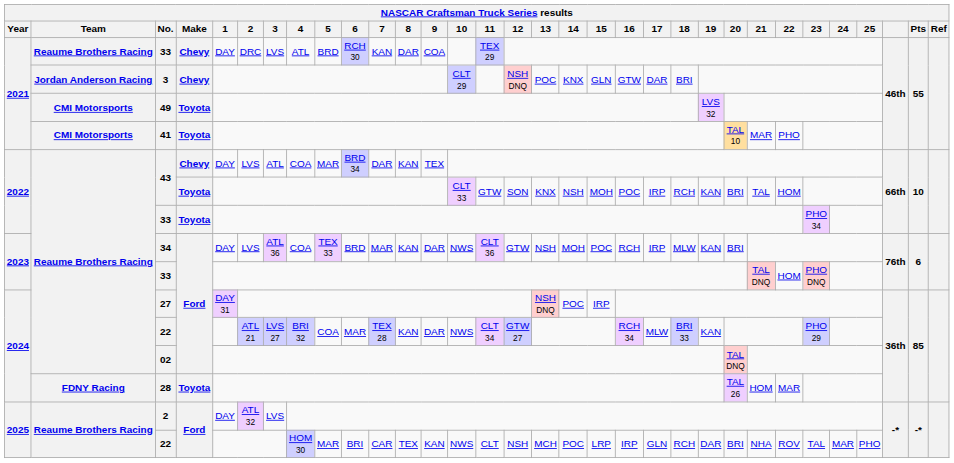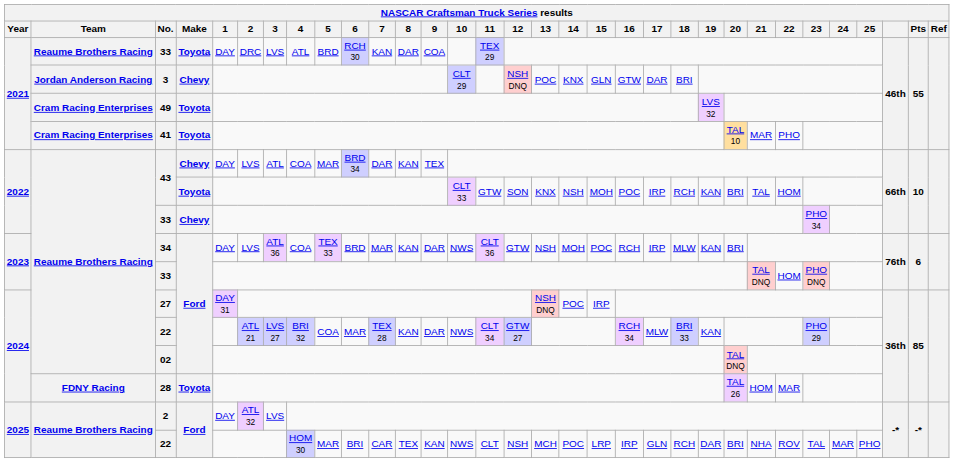(194, 51) Chevy -> (194, 51) Toyota
(93, 107) CMI Motorsports -> (93, 107) Cram Racing Enterprises
(93, 135) CMI Motorsports -> (93, 135) Cram Racing Enterprises
(194, 220) Toyota -> (194, 220) Chevy
